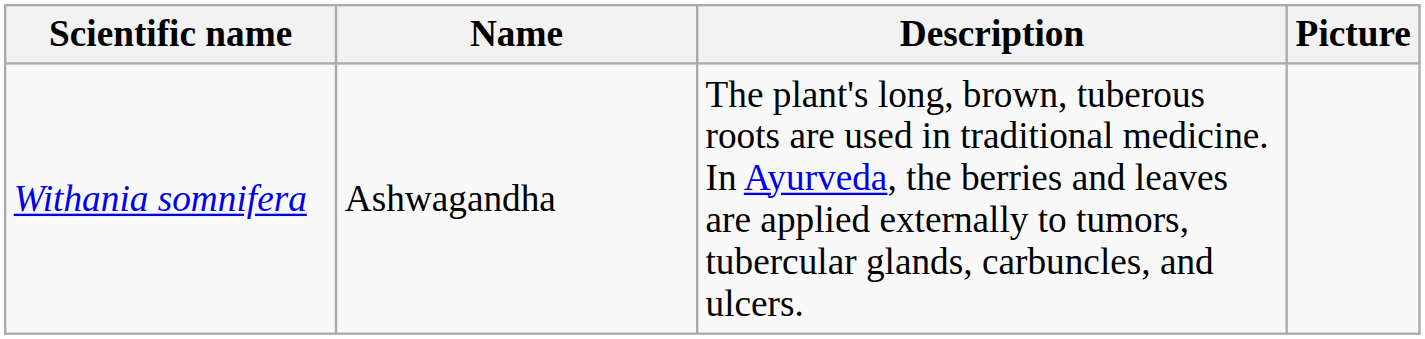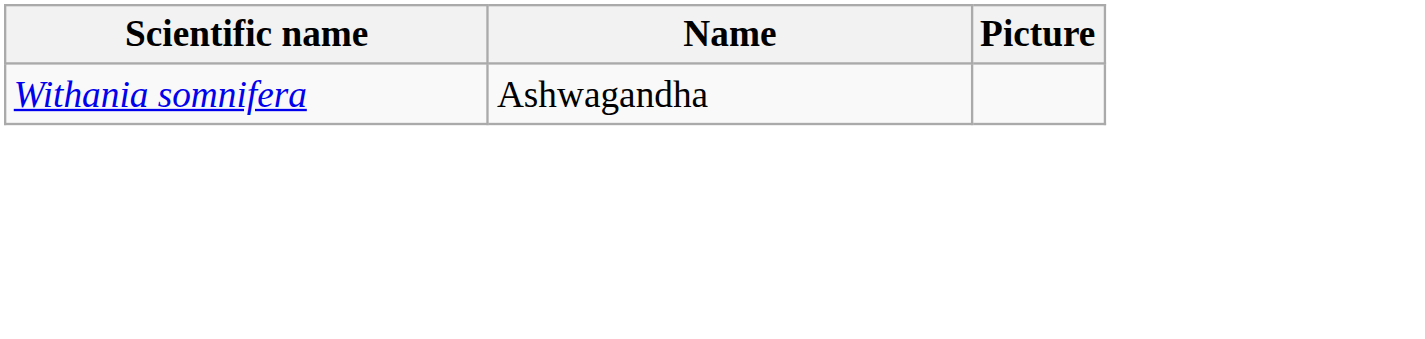- column: (992, 34)
